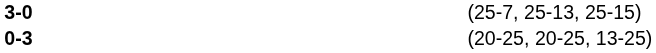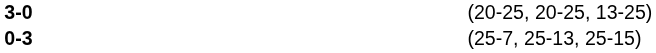(554, 13) (25-7, 25-13, 25-15) -> (560, 13) (20-25, 20-25, 13-25)
(560, 39) (20-25, 20-25, 13-25) -> (554, 39) (25-7, 25-13, 25-15)
